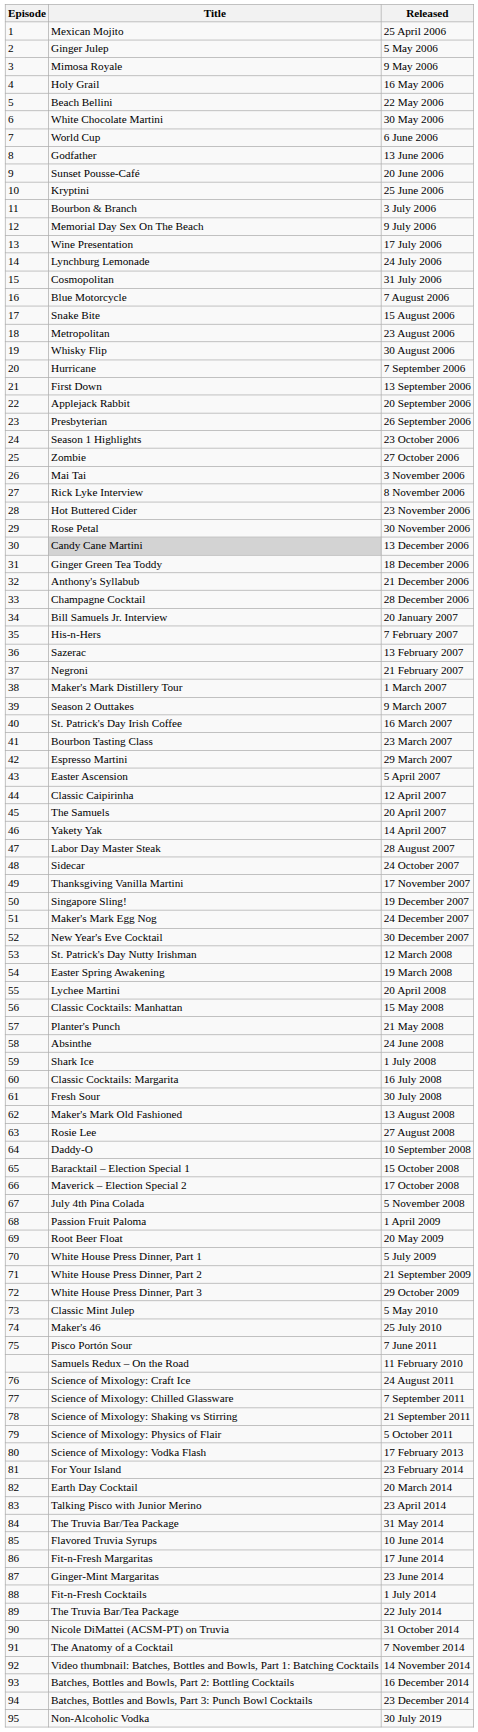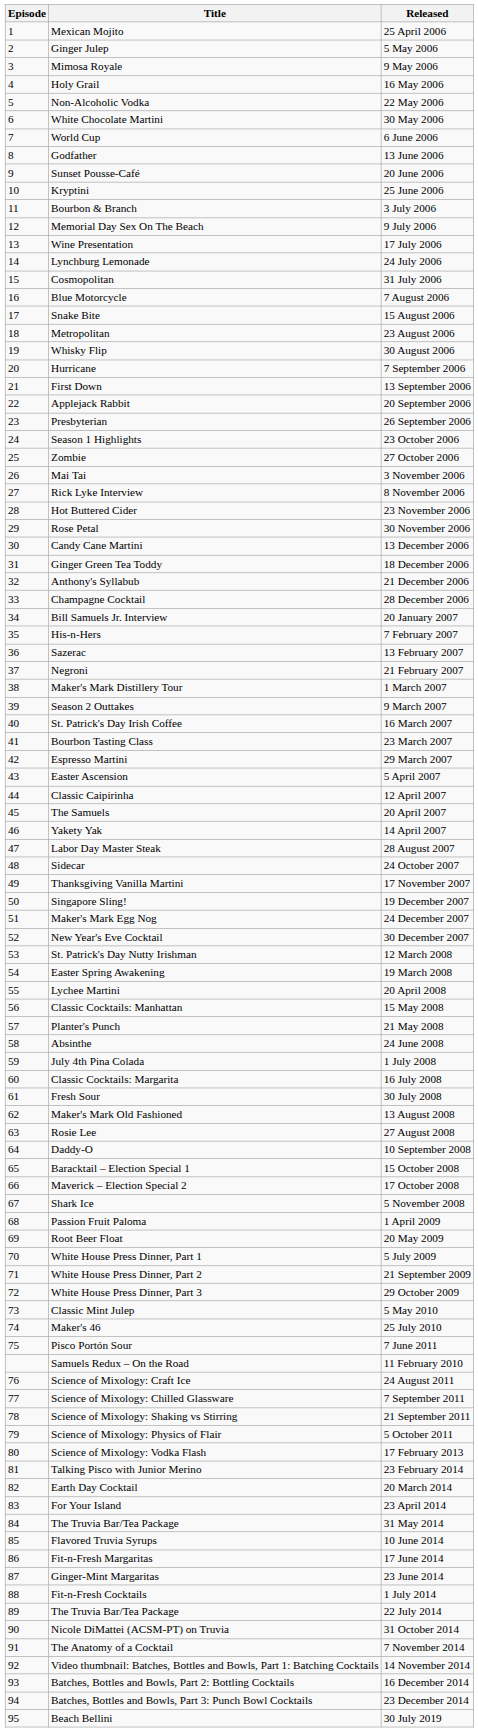(82, 102) Beach Bellini -> (100, 102) Non‑Alcoholic Vodka
(97, 546) lightgrey background -> (97, 546) no background
(72, 1061) Shark Ice -> (98, 1061) July 4th Pina Colada
(98, 1203) July 4th Pina Colada -> (72, 1203) Shark Ice
(86, 1469) For Your Island -> (126, 1469) Talking Pisco with Junior Merino
(126, 1505) Talking Pisco with Junior Merino -> (86, 1505) For Your Island
(100, 1718) Non‑Alcoholic Vodka -> (82, 1718) Beach Bellini
